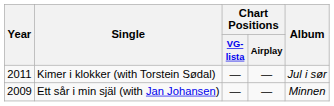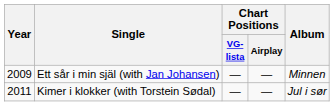rows swapped: (128, 91) <-> (126, 74)
